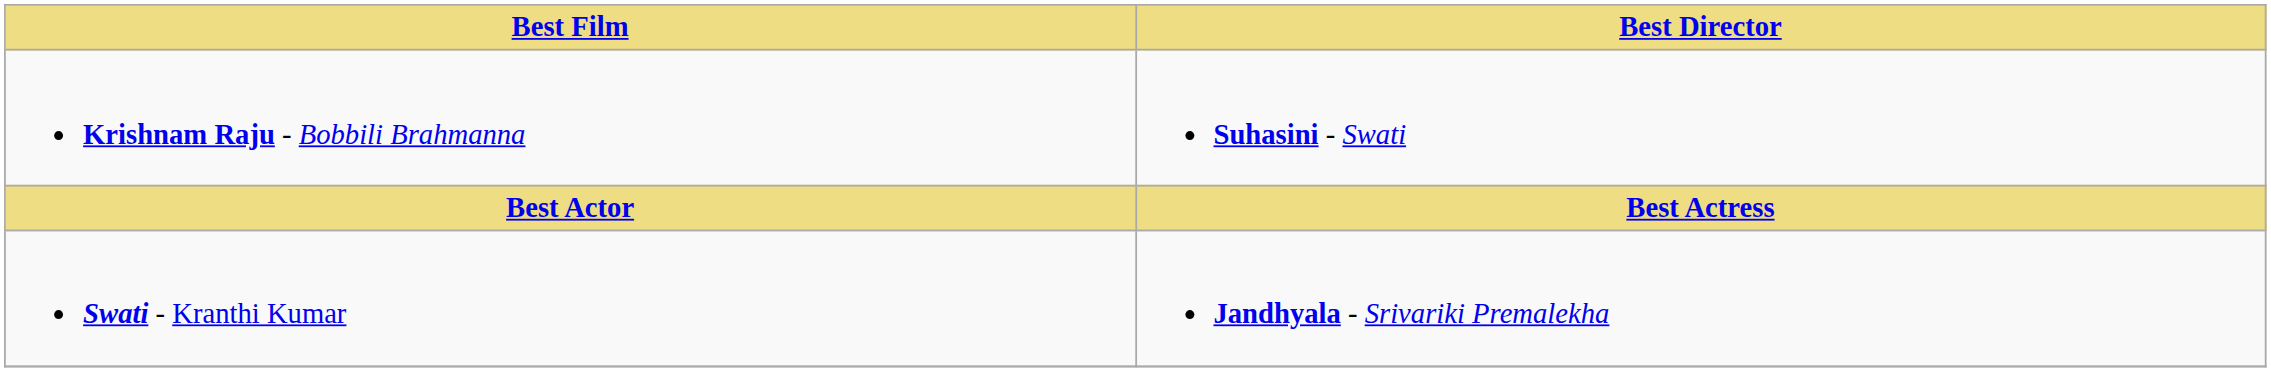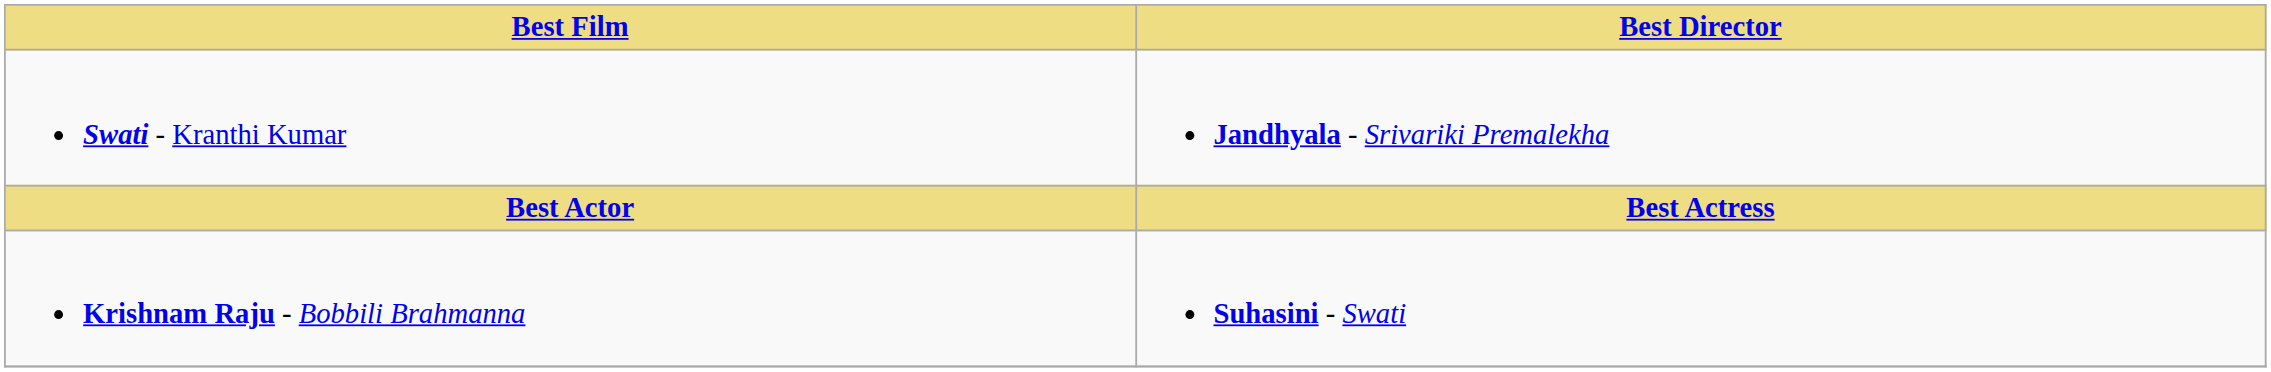rows swapped: (570, 314) <-> (570, 134)
